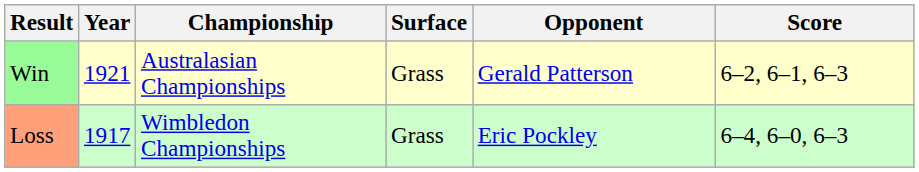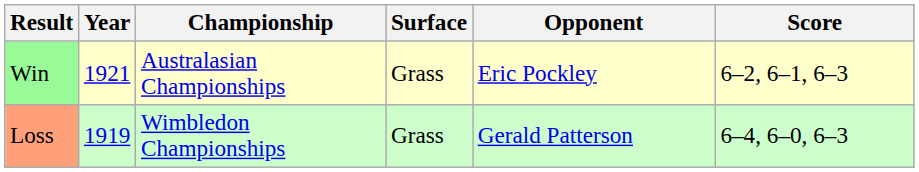(555, 72) Gerald Patterson -> (537, 72) Eric Pockley
(107, 135) 1917 -> (107, 135) 1919
(537, 135) Eric Pockley -> (555, 135) Gerald Patterson
